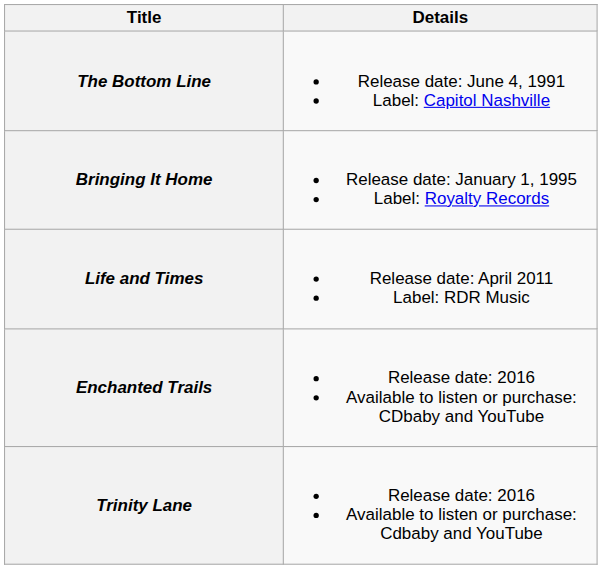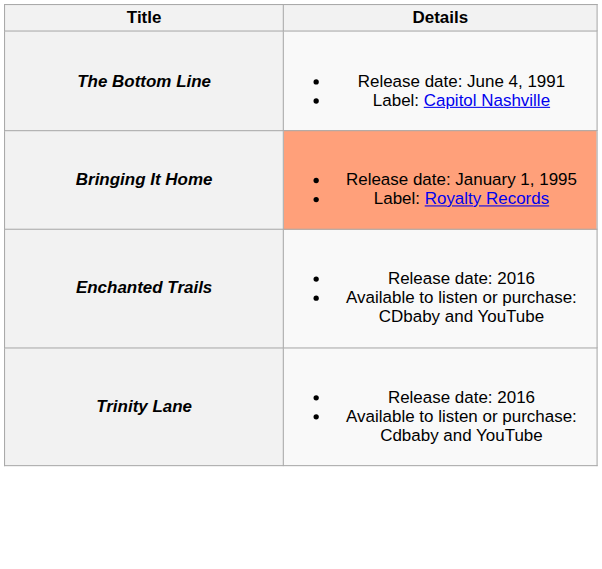(440, 189) no background -> (440, 189) lightsalmon background
- row: (144, 278)
